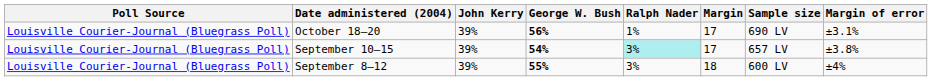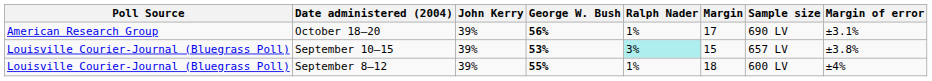(148, 31) Louisville Courier-Journal (Bluegrass Poll) -> (83, 31) American Research Group
(539, 49) 54% -> (539, 49) 53%
(710, 49) 17 -> (710, 49) 15
(633, 67) 3% -> (633, 67) 1%
